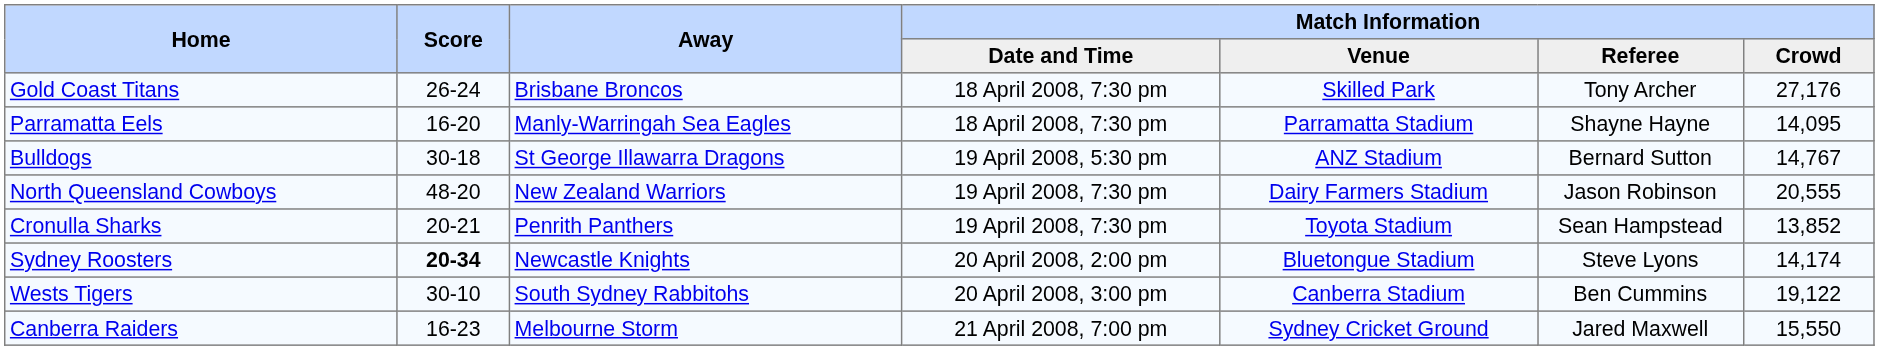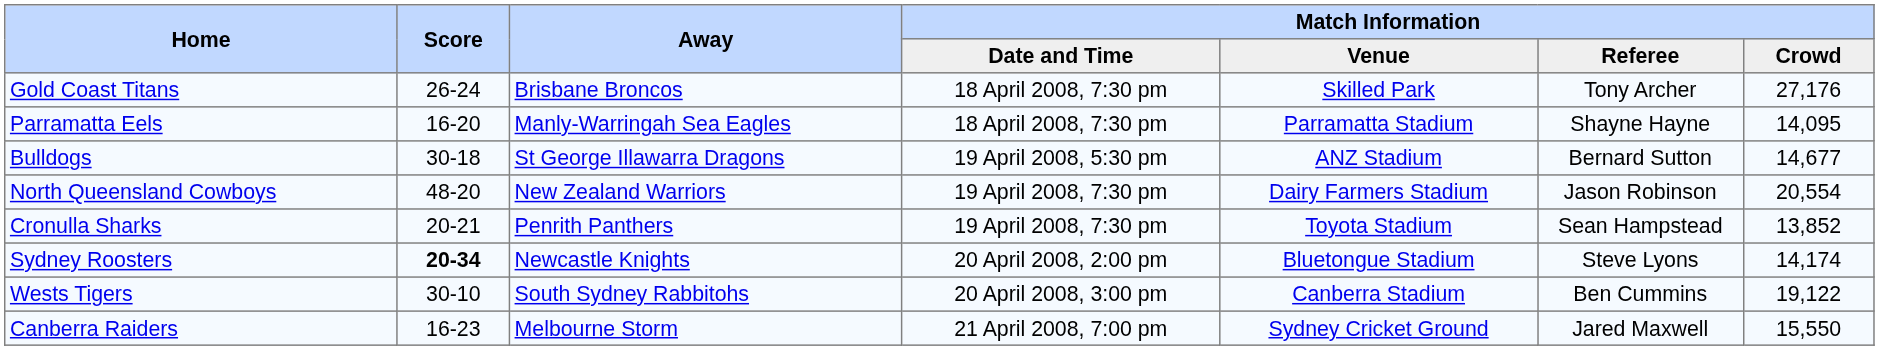(1809, 158) 14,767 -> (1809, 158) 14,677
(1809, 192) 20,555 -> (1809, 192) 20,554
